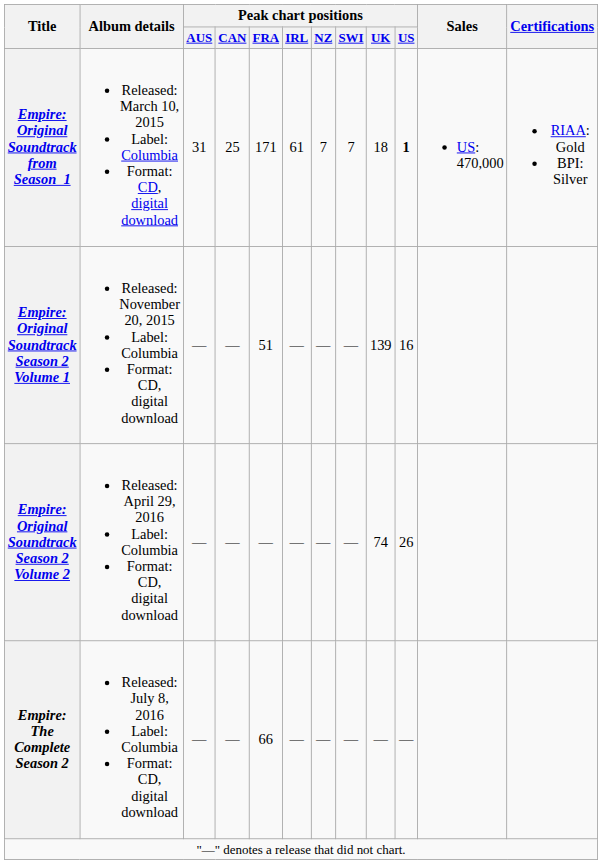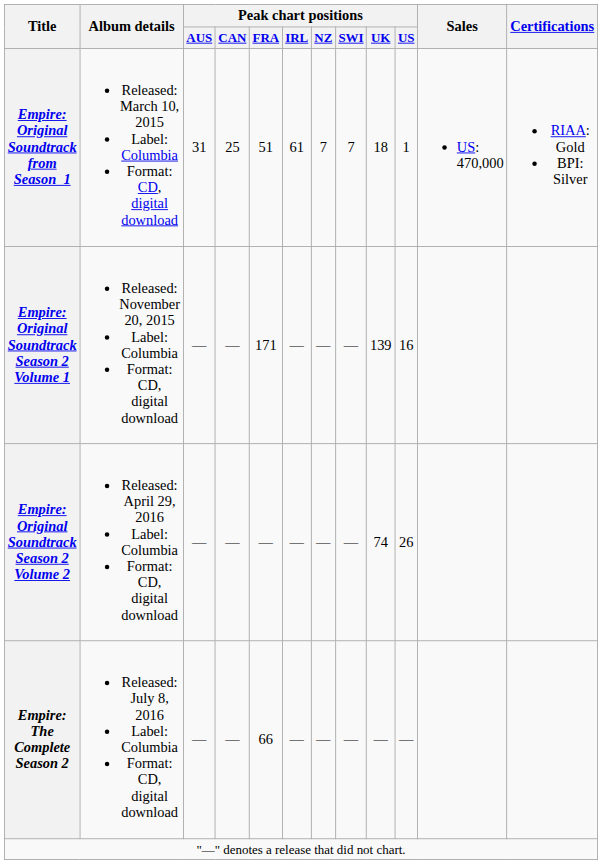(266, 147) 171 -> (266, 147) 51
(406, 147) bold -> (406, 147) normal
(266, 344) 51 -> (266, 344) 171
